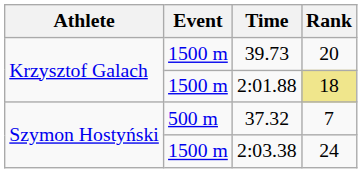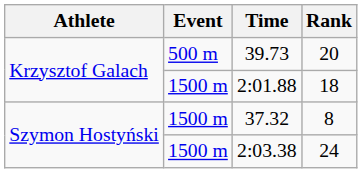(198, 53) 1500 m -> (193, 53) 500 m
(329, 86) khaki background -> (329, 86) no background
(193, 118) 500 m -> (198, 118) 1500 m
(329, 118) 7 -> (329, 118) 8
